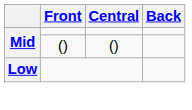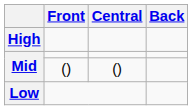+ row: (24, 39)
